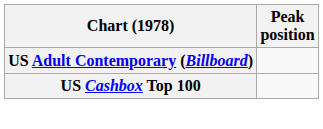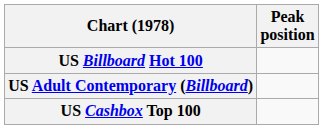+ row: (131, 60)
